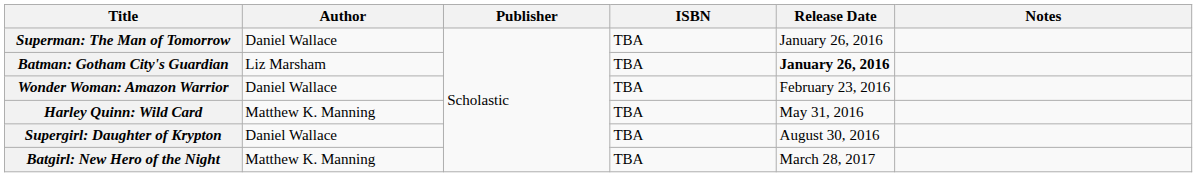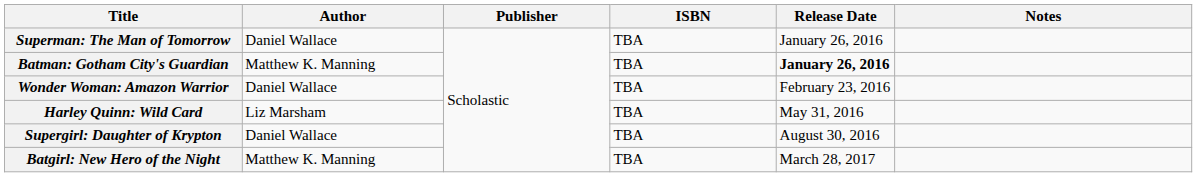(286, 64) Liz Marsham -> (310, 64) Matthew K. Manning
(310, 111) Matthew K. Manning -> (286, 111) Liz Marsham
